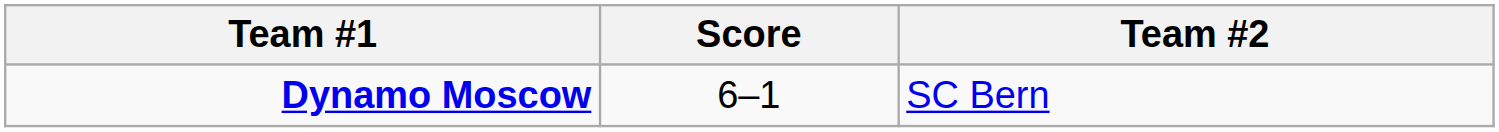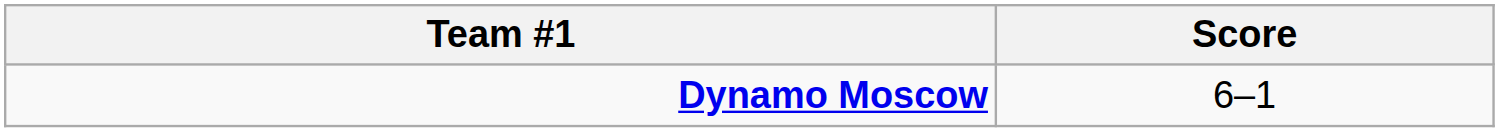- column: (1195, 34)
